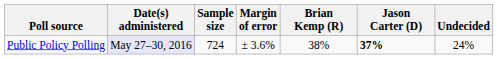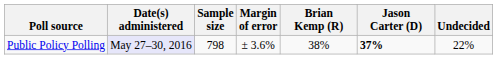(215, 44) 724 -> (215, 44) 798
(464, 44) 24% -> (464, 44) 22%
